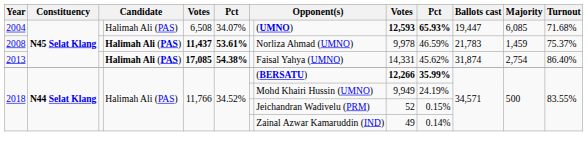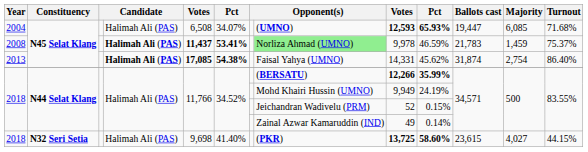(232, 43) 53.61% -> (232, 43) 53.41%
(305, 43) no background -> (305, 43) lightgreen background
+ row: (16, 138)
